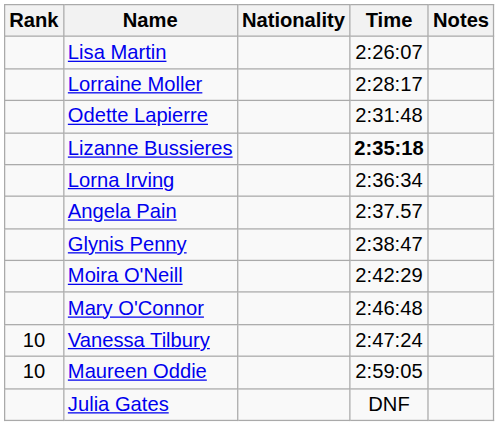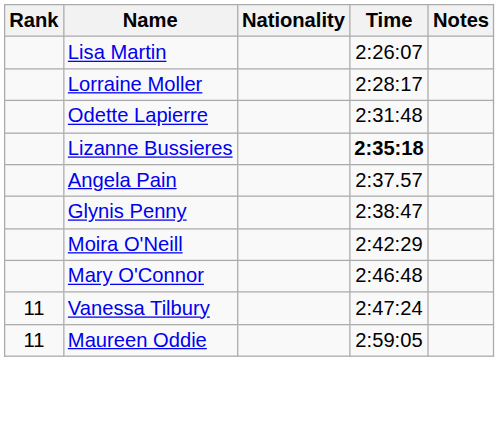- row: (121, 180)
(34, 340) 10 -> (34, 308) 11
(34, 372) 10 -> (34, 340) 11
- row: (118, 404)
